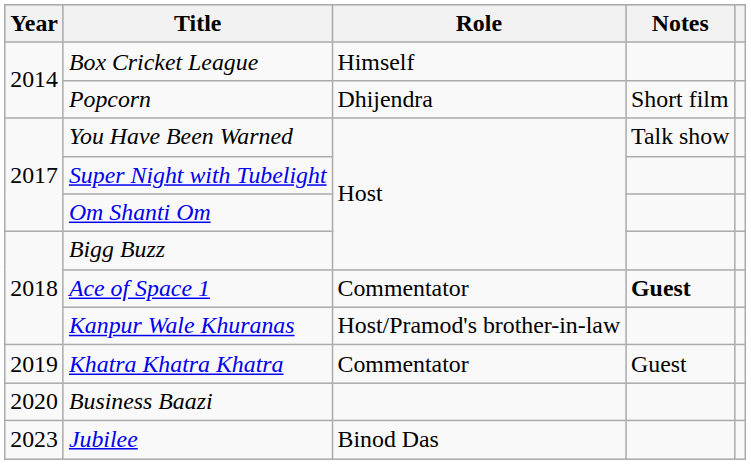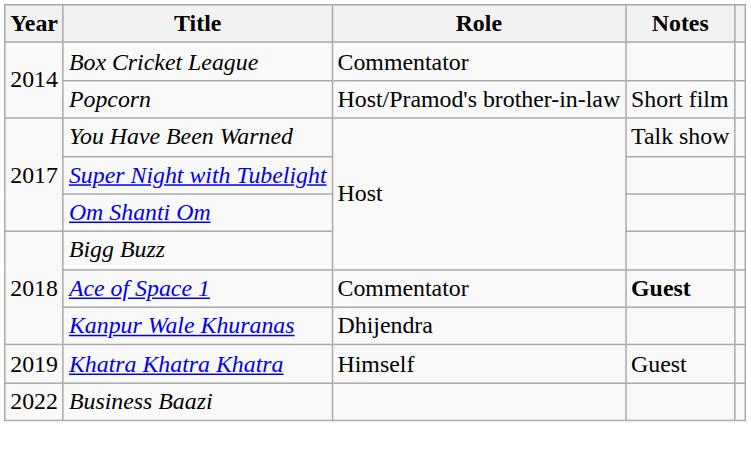(376, 61) Himself -> (403, 61) Commentator
(385, 99) Dhijendra -> (479, 99) Host/Pramod's brother-in-law
(479, 325) Host/Pramod's brother-in-law -> (385, 325) Dhijendra
(403, 363) Commentator -> (376, 363) Himself
(34, 401) 2020 -> (34, 401) 2022
- row: (103, 439)
